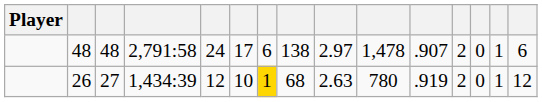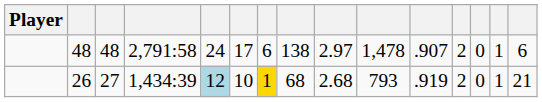(215, 81) no background -> (215, 81) lightblue background
(336, 81) 2.63 -> (336, 81) 2.68
(383, 81) 780 -> (383, 81) 793
(522, 81) 12 -> (522, 81) 21
